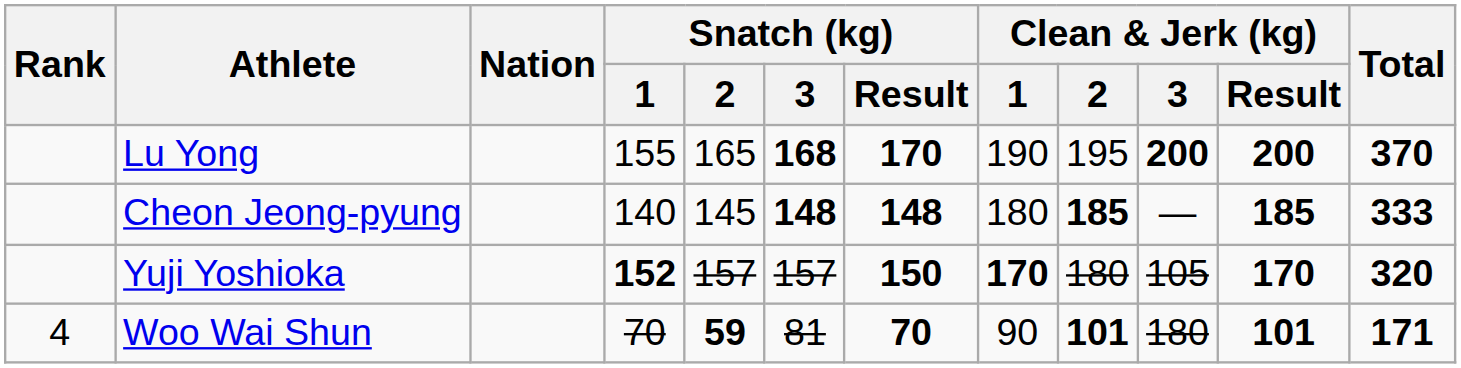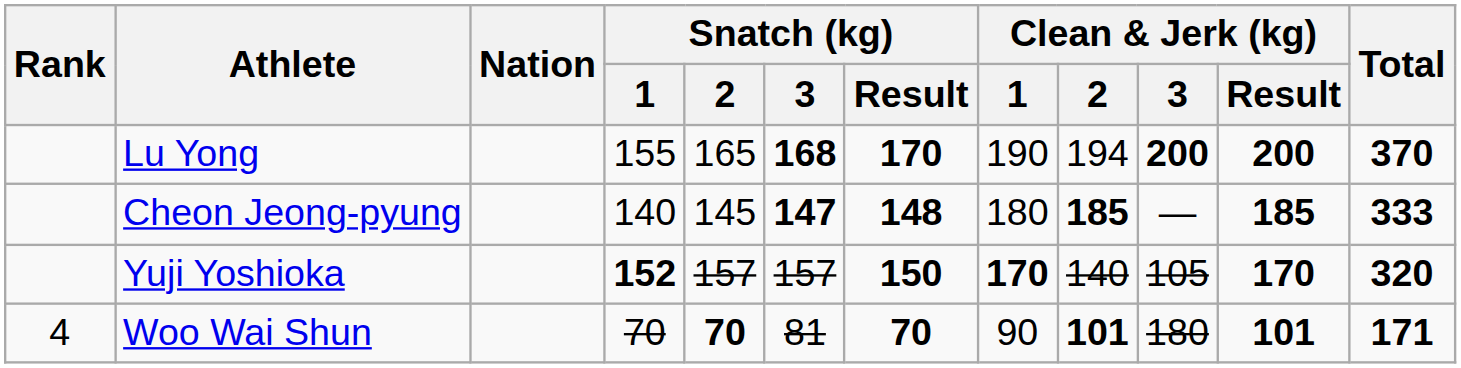(1097, 153) 195 -> (1097, 153) 194
(805, 213) 148 -> (805, 213) 147
(1097, 272) 180 -> (1097, 272) 140
(725, 332) 59 -> (725, 332) 70
